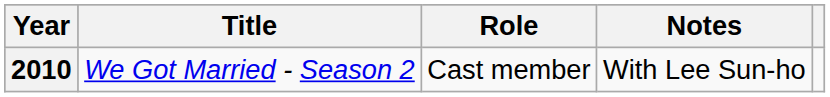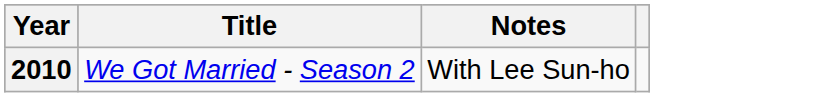- column: (509, 26)
